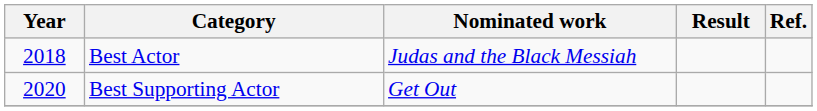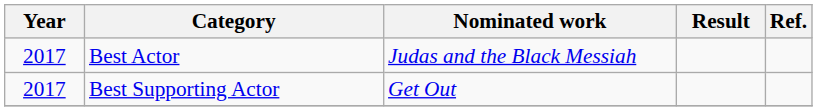(44, 55) 2018 -> (44, 55) 2017
(44, 88) 2020 -> (44, 88) 2017
